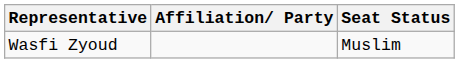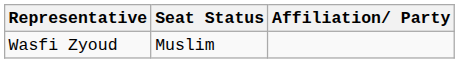columns swapped: (244, 18) <-> (396, 18)
